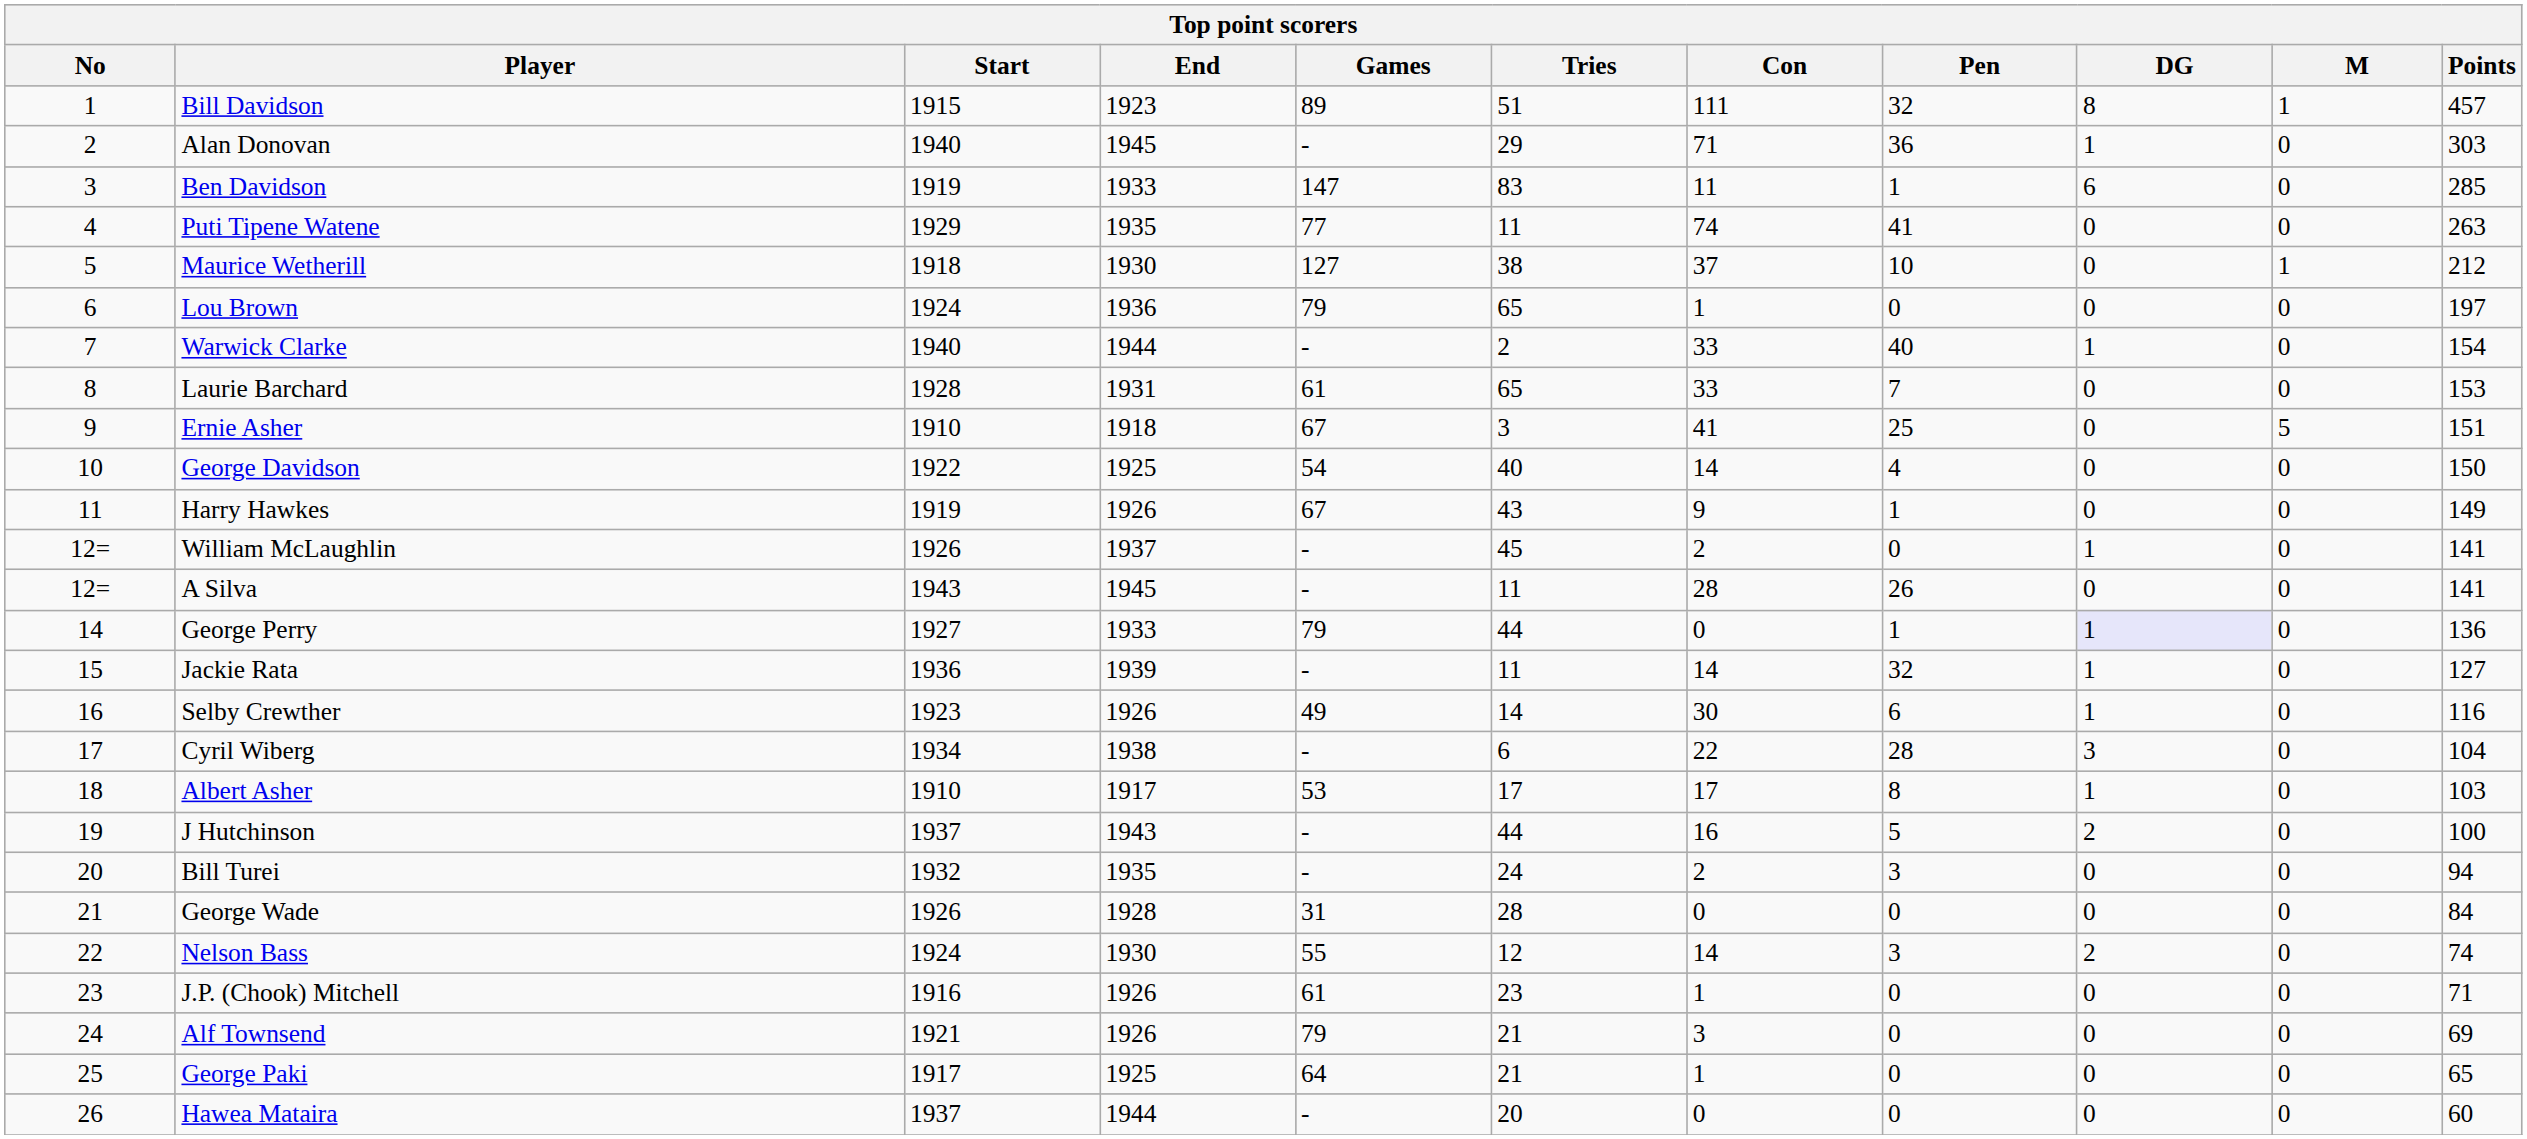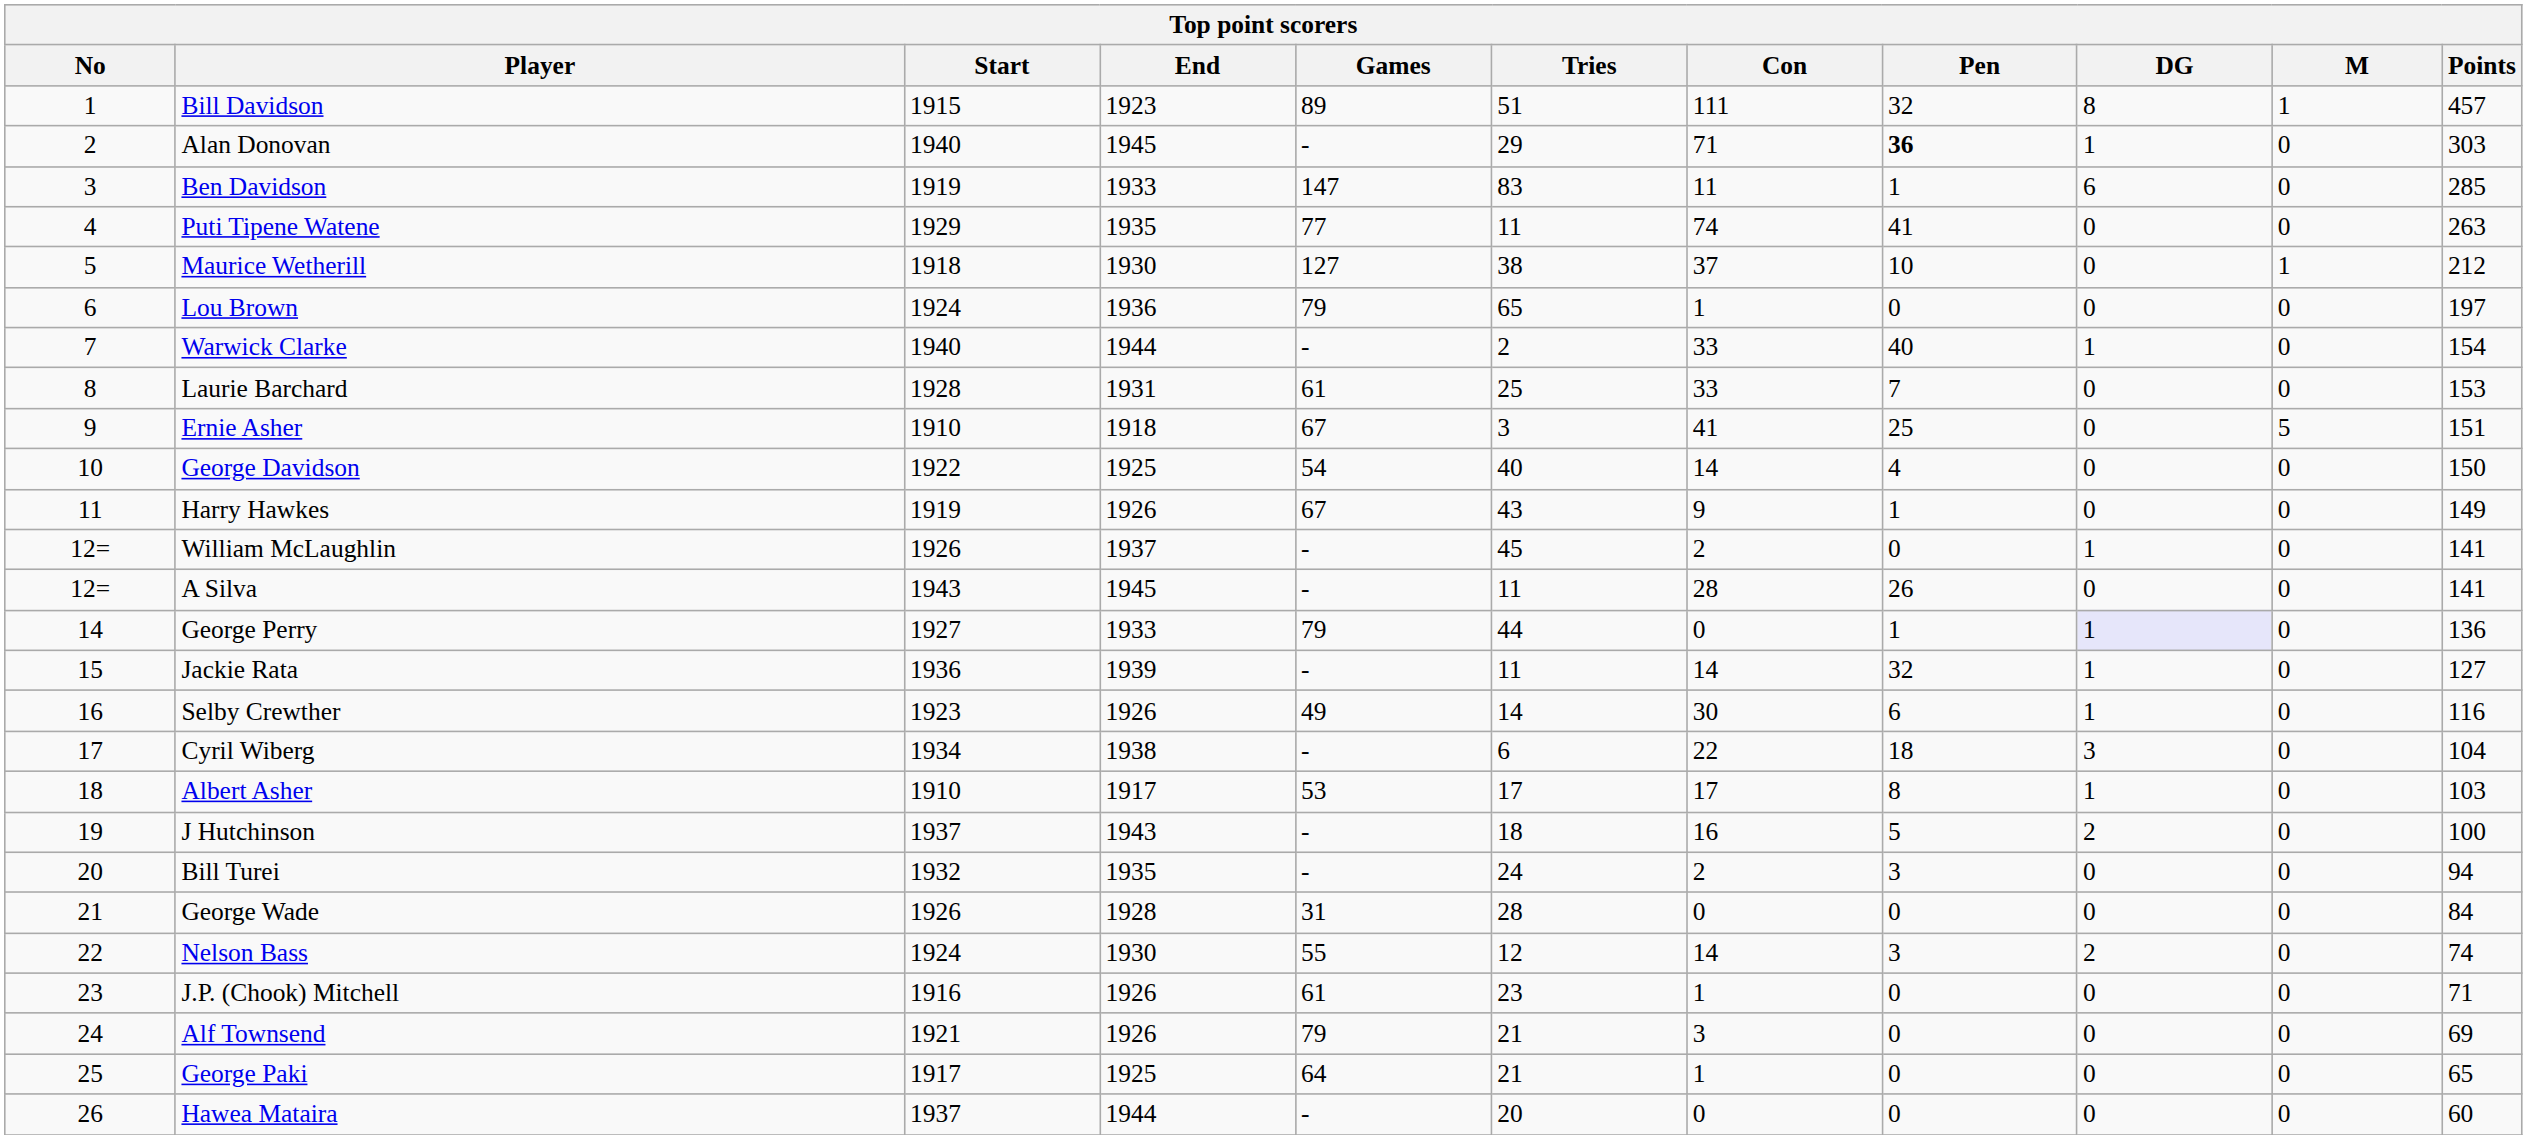(1901, 145) normal -> (1901, 145) bold
(1510, 387) 65 -> (1510, 387) 25
(1901, 750) 28 -> (1901, 750) 18
(1510, 831) 44 -> (1510, 831) 18
